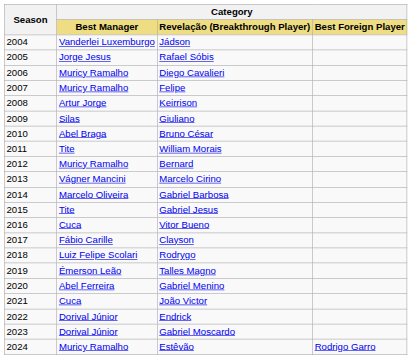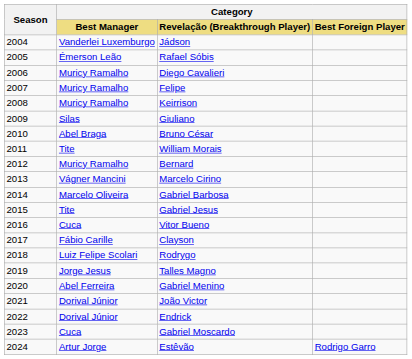(85, 57) Jorge Jesus -> (90, 57) Émerson Leão
(83, 103) Artur Jorge -> (94, 103) Muricy Ramalho
(90, 270) Émerson Leão -> (85, 270) Jorge Jesus
(70, 301) Cuca -> (88, 301) Dorival Júnior
(88, 331) Dorival Júnior -> (70, 331) Cuca
(94, 347) Muricy Ramalho -> (83, 347) Artur Jorge
